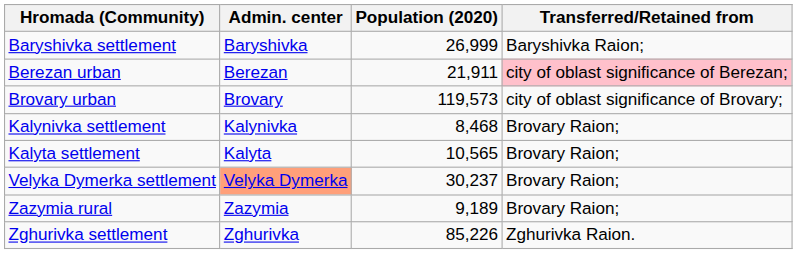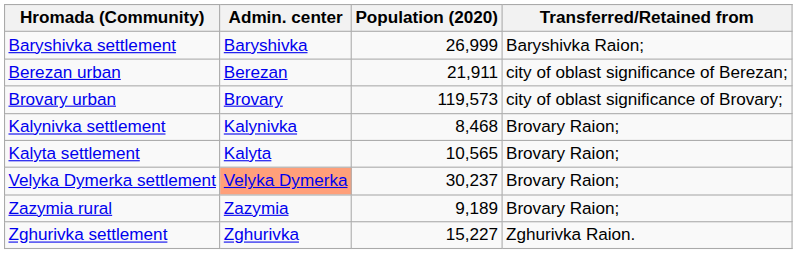(647, 72) pink background -> (647, 72) no background
(472, 235) 85,226 -> (472, 235) 15,227
